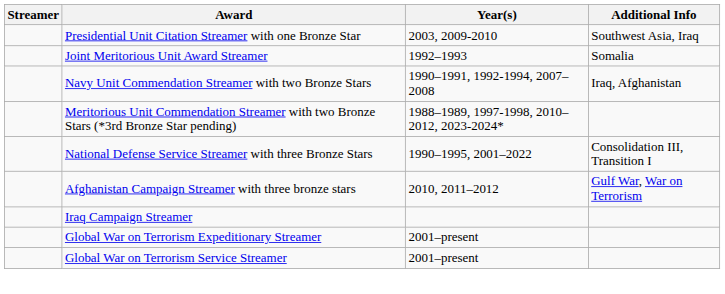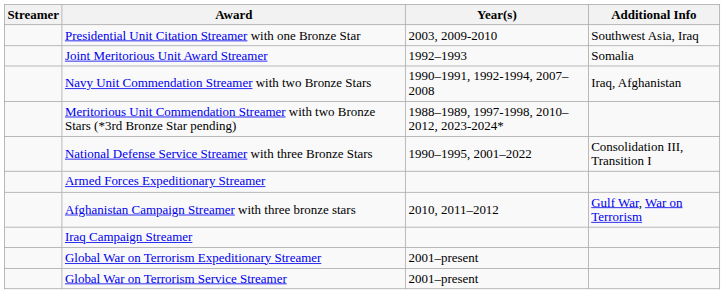+ row: (165, 181)
